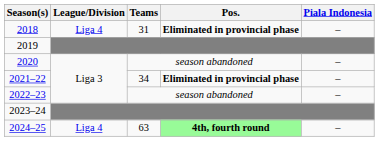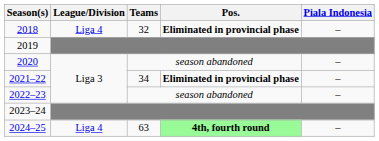(144, 29) 31 -> (144, 29) 32
